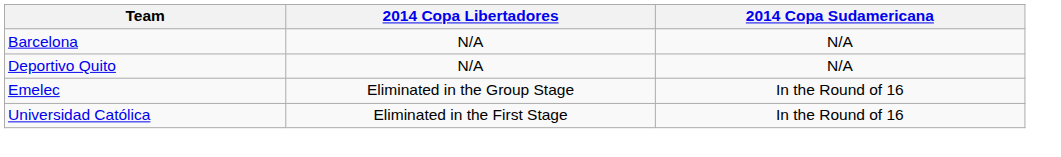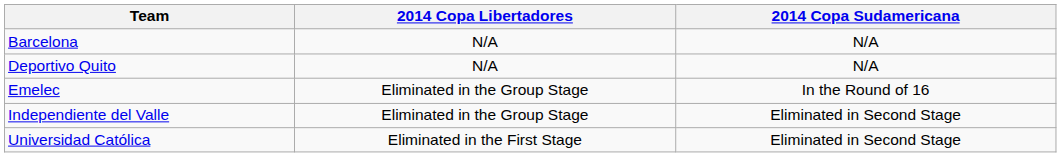+ row: (89, 115)
(840, 115) In the Round of 16 -> (866, 139) Eliminated in Second Stage
